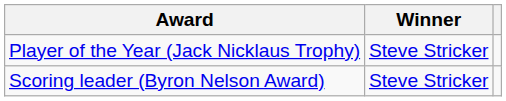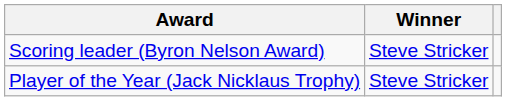rows swapped: (185, 50) <-> (167, 80)
